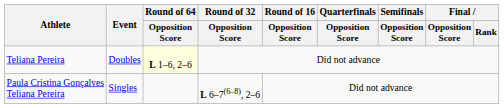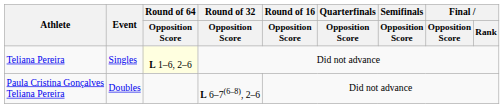(125, 60) Doubles -> (123, 60) Singles
(123, 88) Singles -> (125, 88) Doubles
